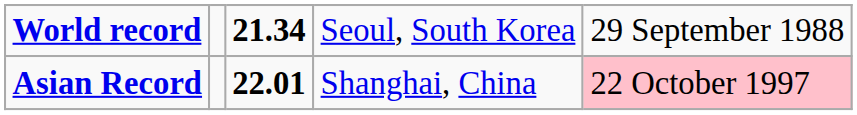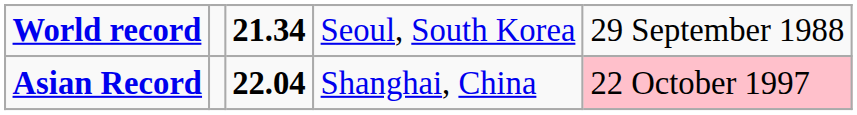(269, 82) 22.01 -> (269, 82) 22.04
